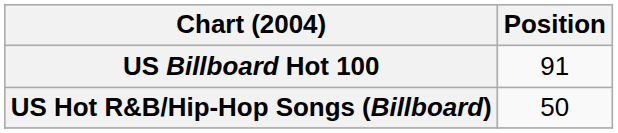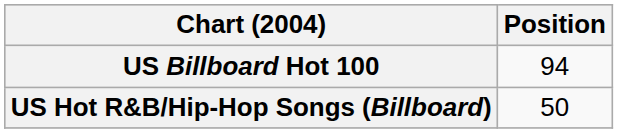(555, 66) 91 -> (555, 66) 94
